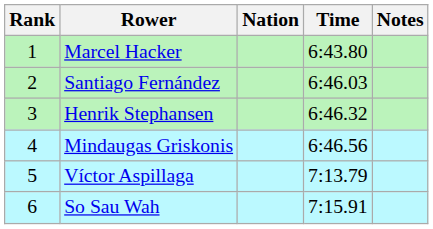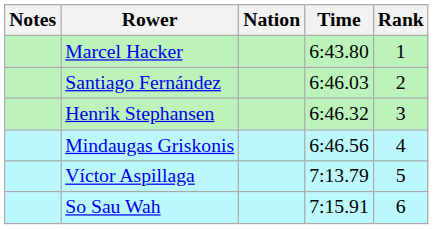columns swapped: (32, 20) <-> (400, 20)
